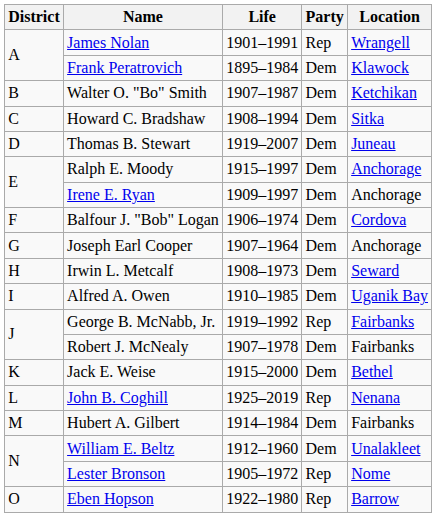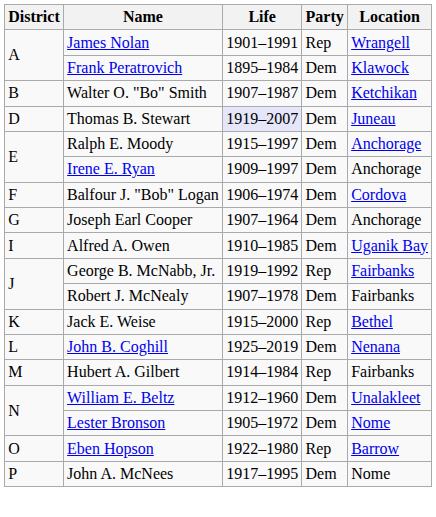- row: (136, 118)
(262, 144) no background -> (262, 118) lavender background
- row: (120, 270)
(321, 372) Dem -> (318, 321) Rep
(318, 397) Rep -> (321, 347) Dem
(321, 423) Dem -> (318, 372) Rep
(318, 473) Rep -> (321, 423) Dem
+ row: (120, 473)
